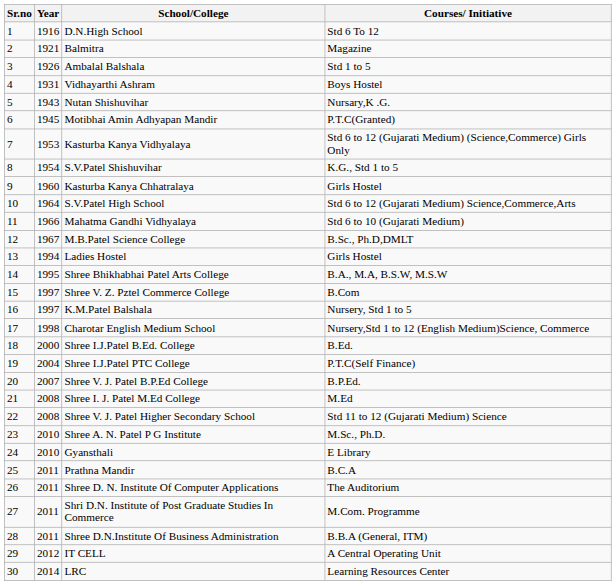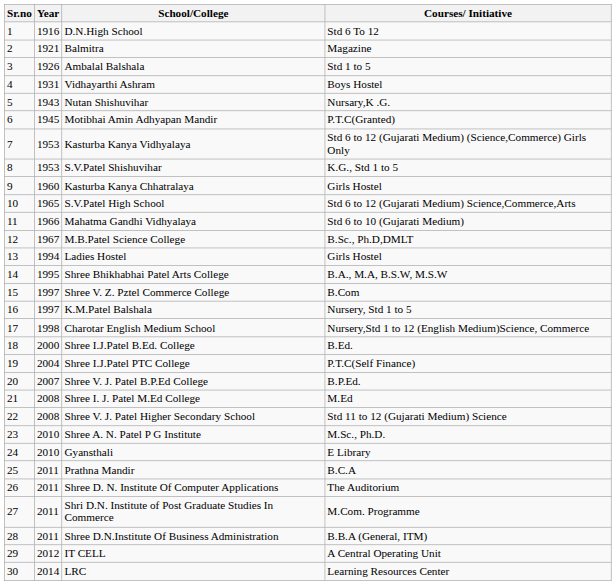(48, 168) 1954 -> (48, 168) 1953
(48, 203) 1964 -> (48, 203) 1965
